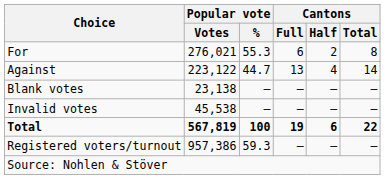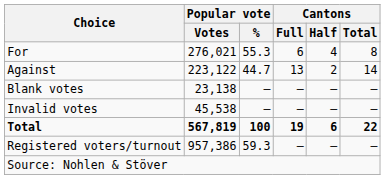(334, 52) 2 -> (334, 52) 4
(334, 70) 4 -> (334, 70) 2
